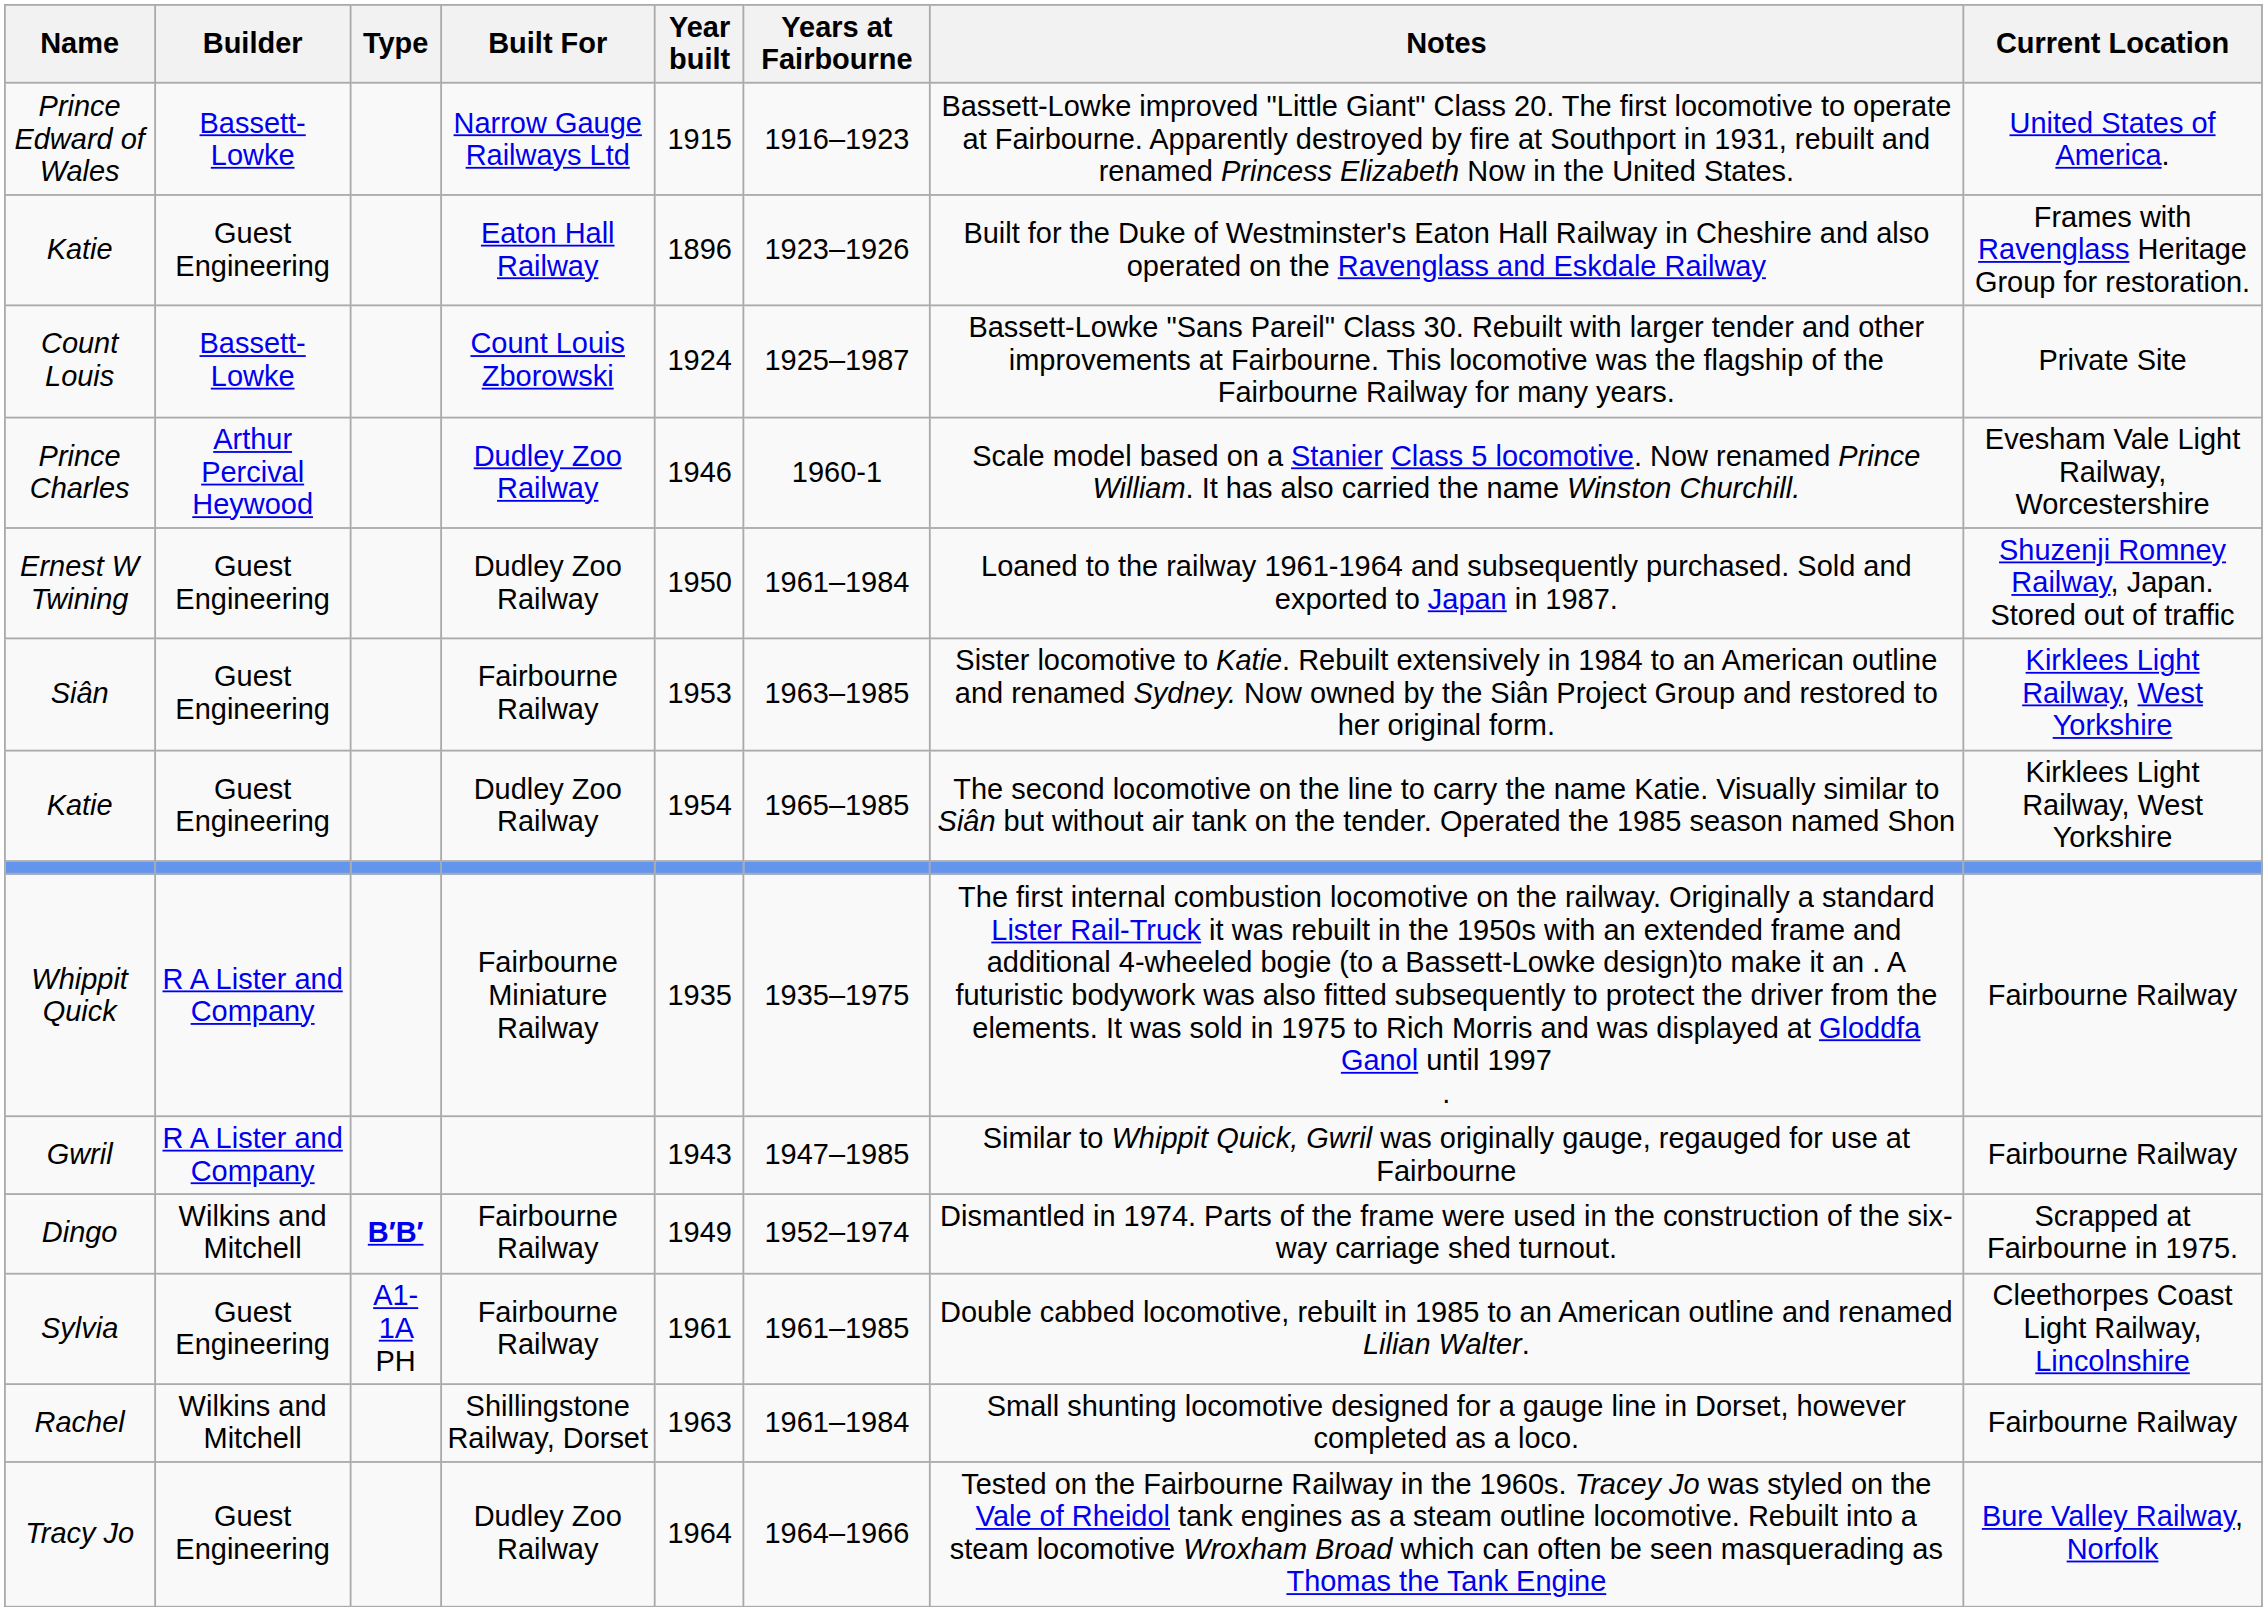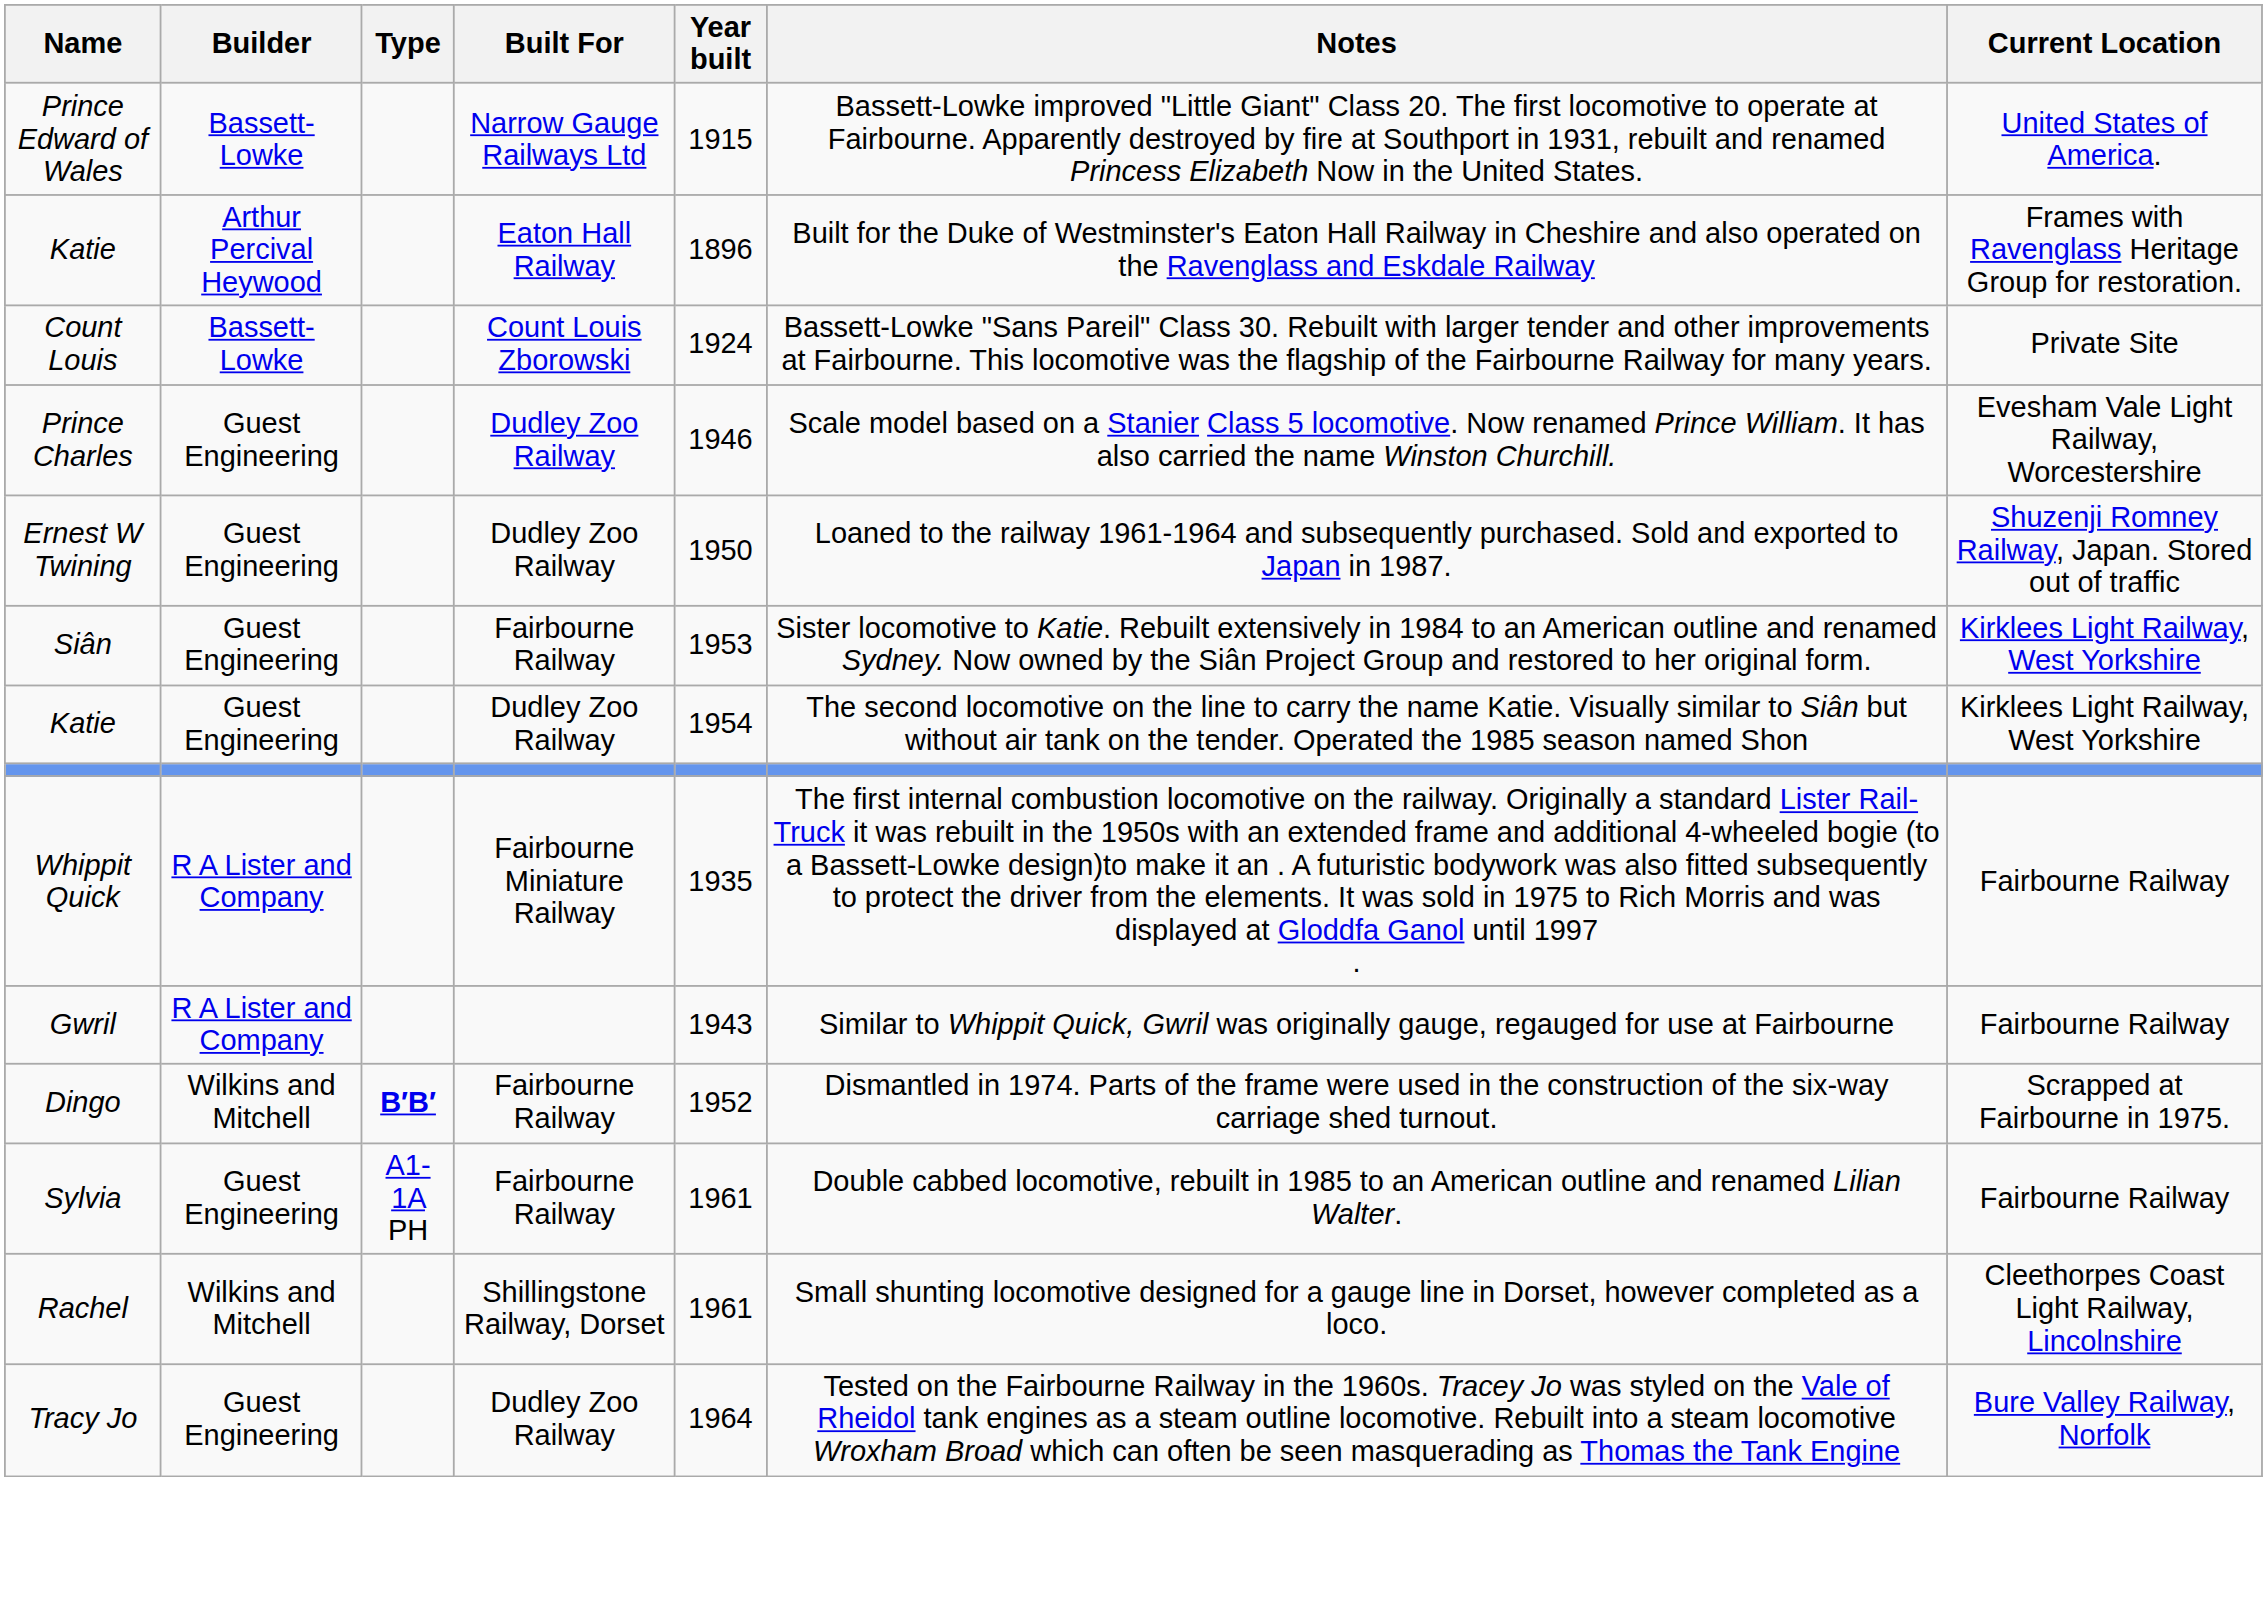- column: (837, 43)
(253, 249) Guest Engineering -> (262, 249) Arthur Percival Heywood
(253, 471) Arthur Percival Heywood -> (262, 439) Guest Engineering
(700, 1233) 1949 -> (721, 1102) 1952
(2113, 1327) Cleethorpes Coast Light Railway, Lincolnshire -> (2105, 1197) Fairbourne Railway
(700, 1422) 1963 -> (721, 1308) 1961
(2113, 1422) Fairbourne Railway -> (2104, 1308) Cleethorpes Coast Light Railway, Lincolnshire
